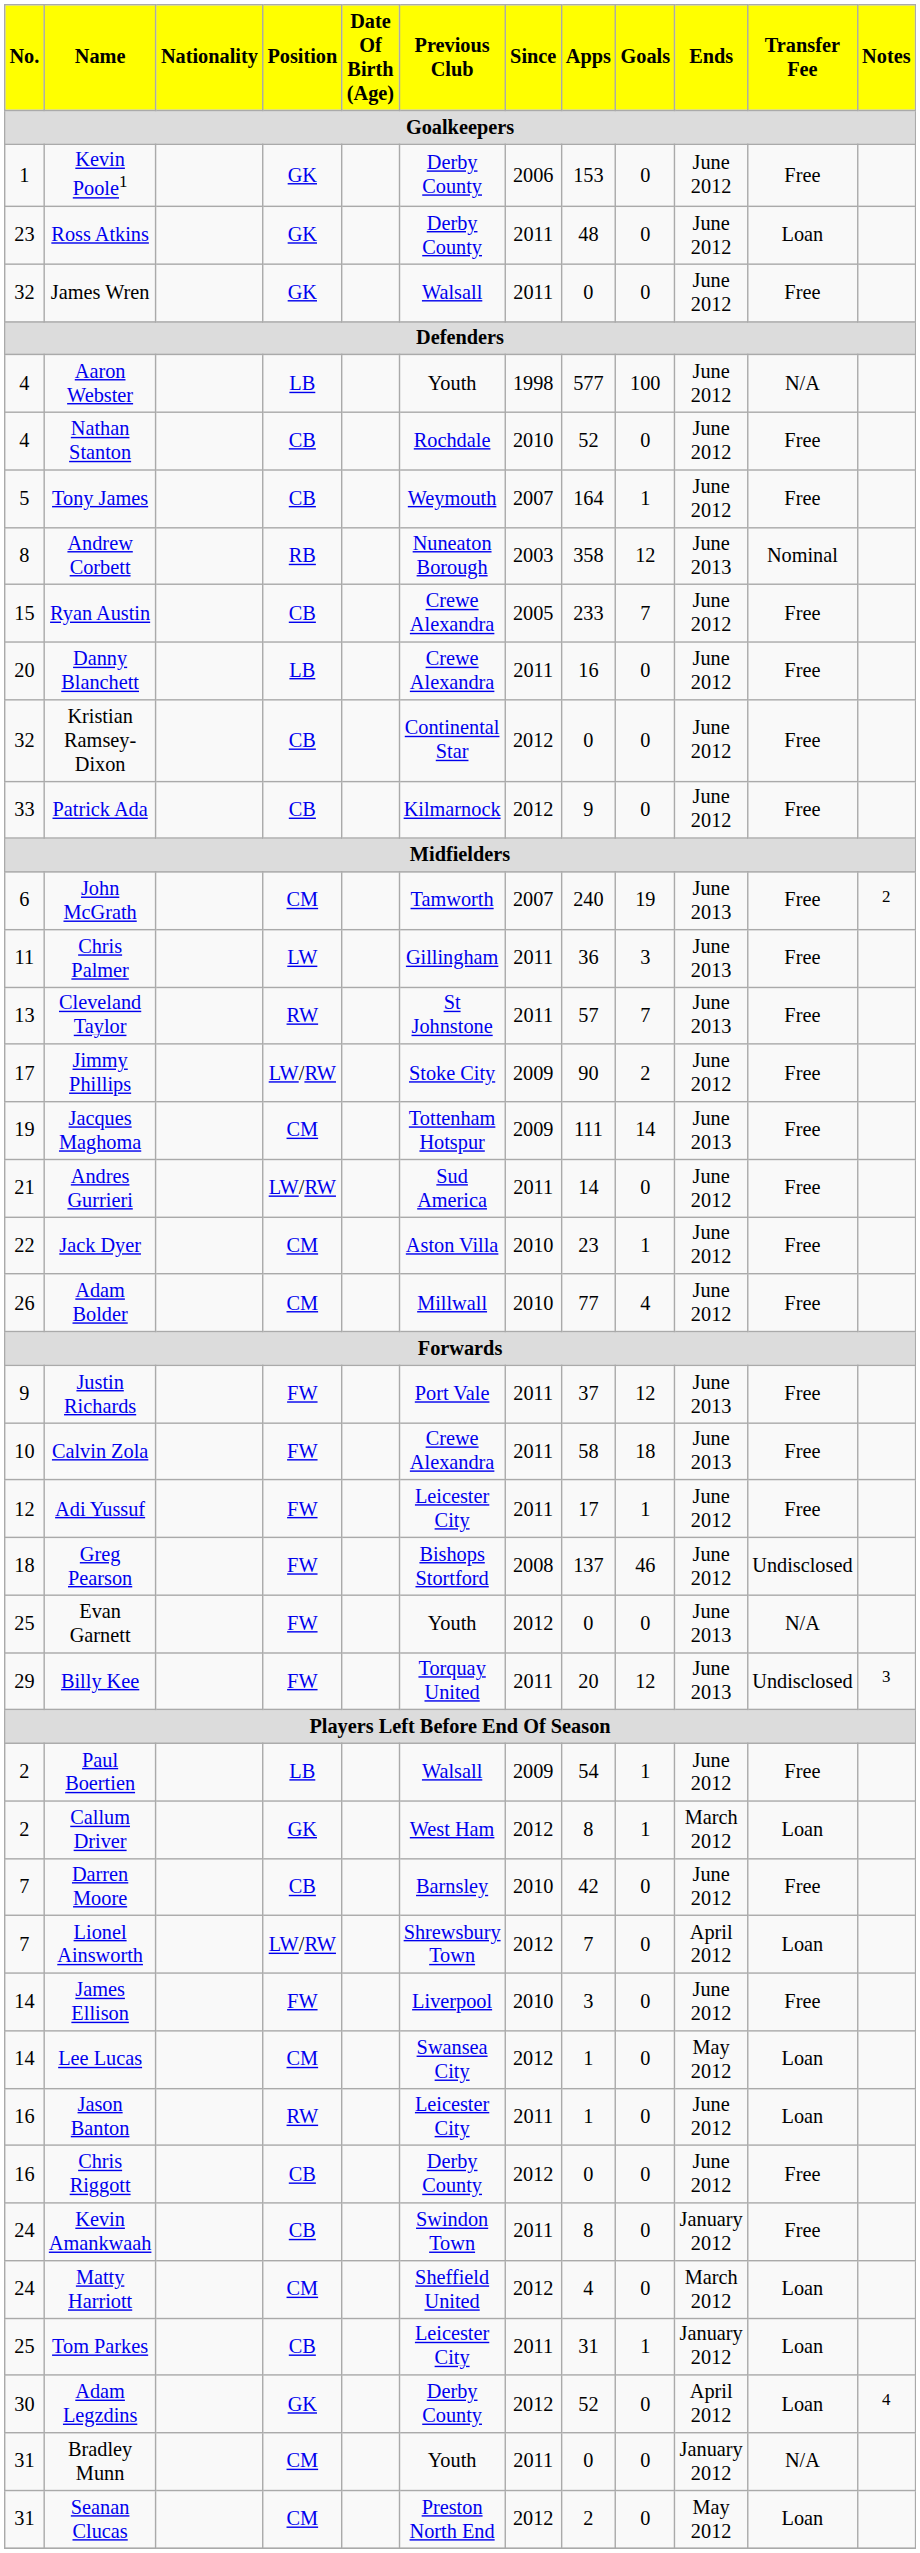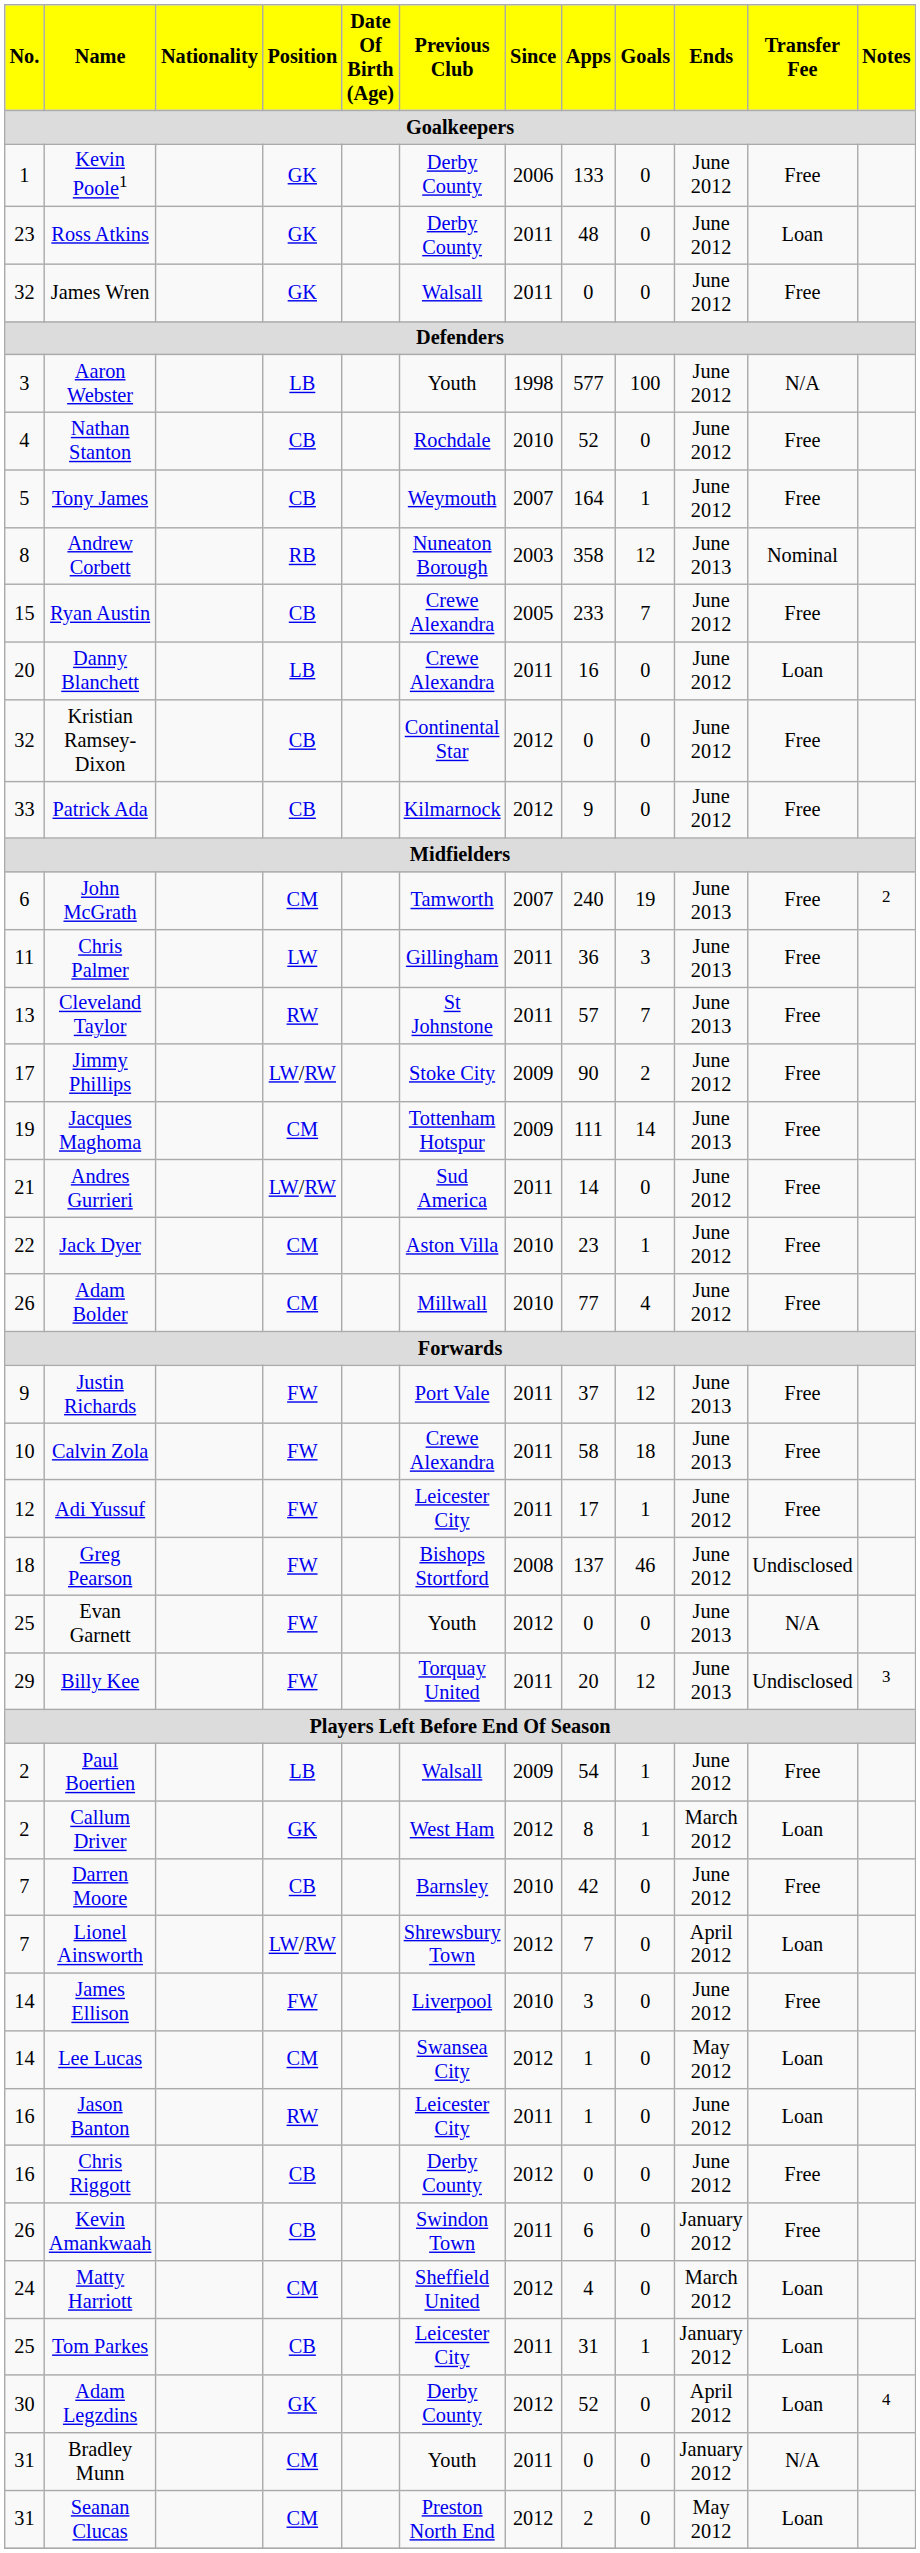(588, 175) 153 -> (588, 175) 133
(24, 383) 4 -> (24, 383) 3
(802, 671) Free -> (802, 671) Loan
(24, 2231) 24 -> (24, 2231) 26
(588, 2231) 8 -> (588, 2231) 6
